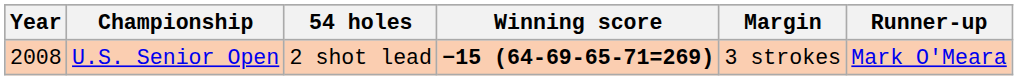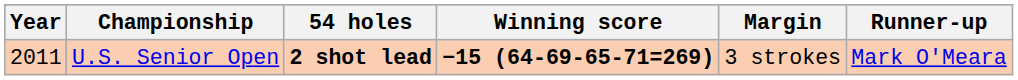(36, 58) 2008 -> (36, 58) 2011
(361, 58) normal -> (361, 58) bold
